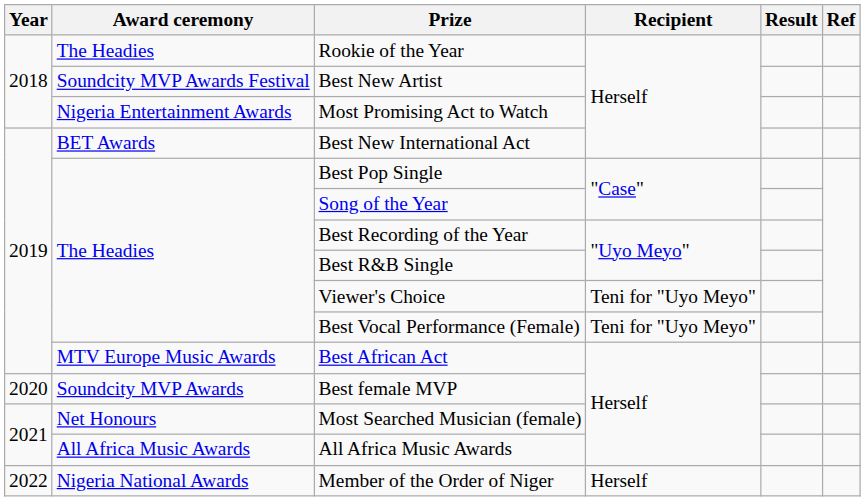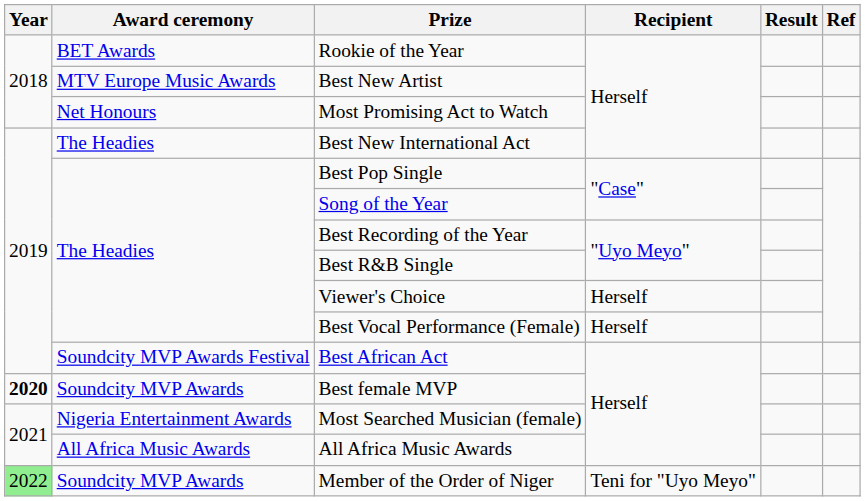(105, 50) The Headies -> (106, 50) BET Awards
(183, 81) Soundcity MVP Awards Festival -> (166, 81) MTV Europe Music Awards
(174, 111) Nigeria Entertainment Awards -> (106, 111) Net Honours
(106, 142) BET Awards -> (105, 142) The Headies
(673, 296) Teni for "Uyo Meyo" -> (619, 296) Herself
(673, 326) Teni for "Uyo Meyo" -> (619, 326) Herself
(166, 357) MTV Europe Music Awards -> (183, 357) Soundcity MVP Awards Festival
(28, 388) normal -> (28, 388) bold
(106, 419) Net Honours -> (174, 419) Nigeria Entertainment Awards
(28, 480) no background -> (28, 480) lightgreen background
(153, 480) Nigeria National Awards -> (150, 480) Soundcity MVP Awards
(619, 480) Herself -> (673, 480) Teni for "Uyo Meyo"
